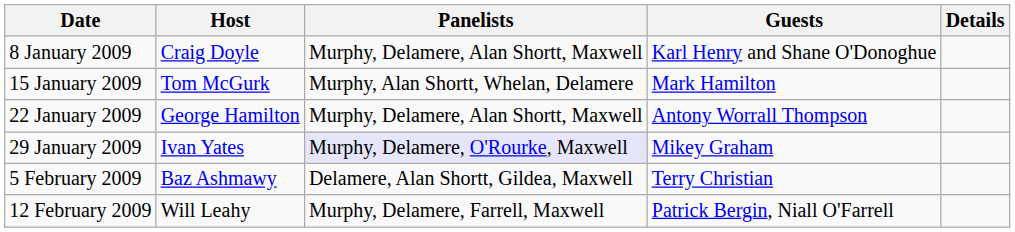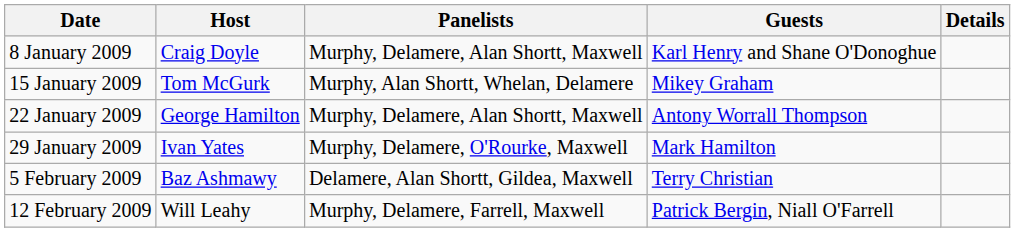(714, 83) Mark Hamilton -> (713, 83) Mikey Graham
(468, 147) lavender background -> (468, 147) no background
(713, 147) Mikey Graham -> (714, 147) Mark Hamilton
